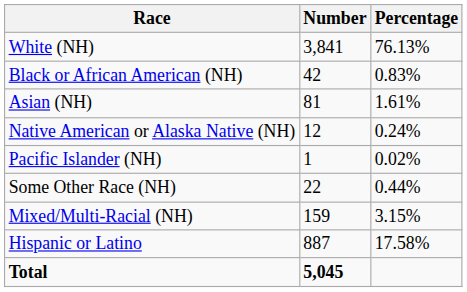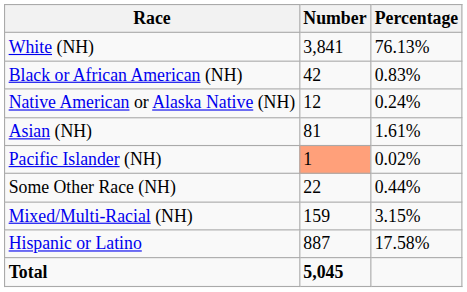rows swapped: (152, 131) <-> (50, 103)
(308, 159) no background -> (308, 159) lightsalmon background
